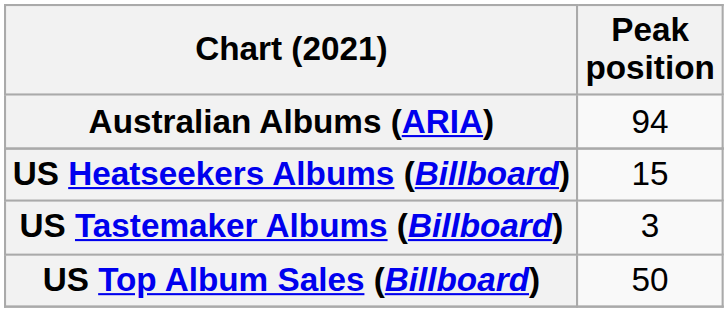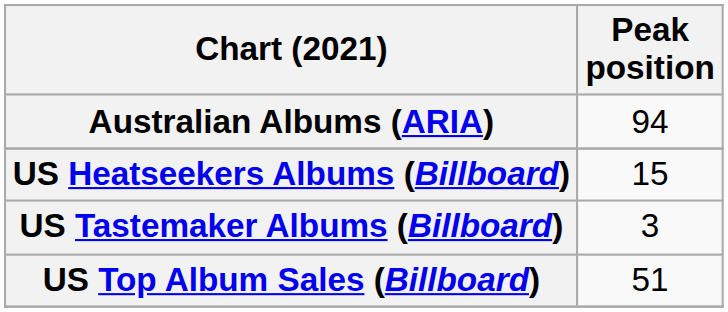(650, 279) 50 -> (650, 279) 51
